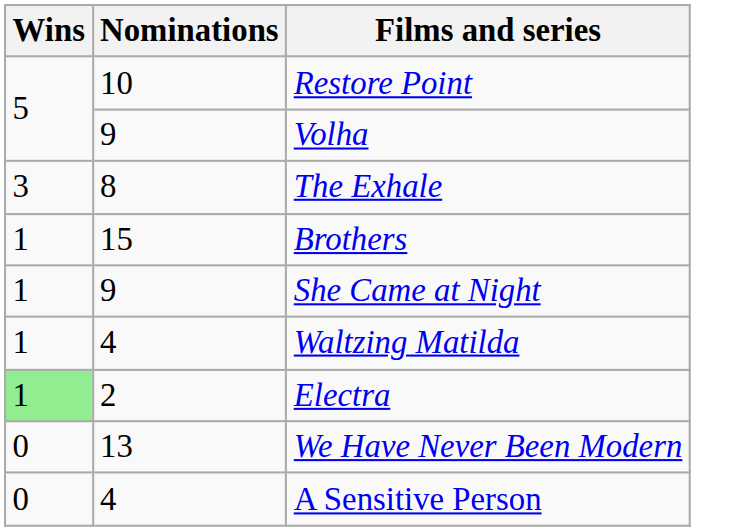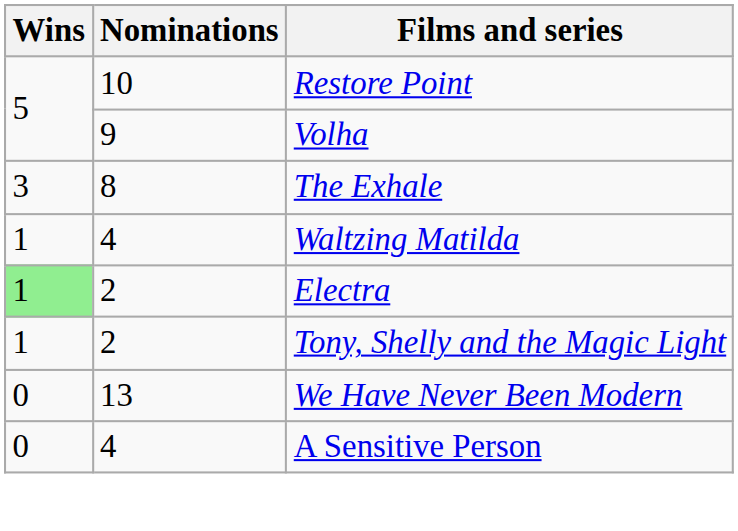- row: (351, 238)
- row: (417, 290)
+ row: (510, 342)
